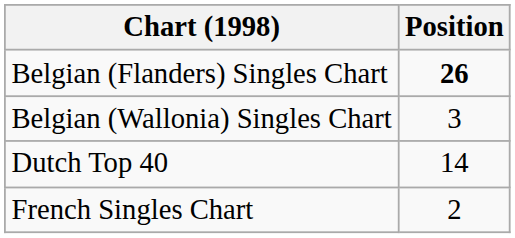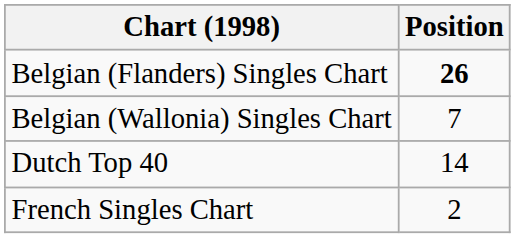(454, 118) 3 -> (454, 118) 7
